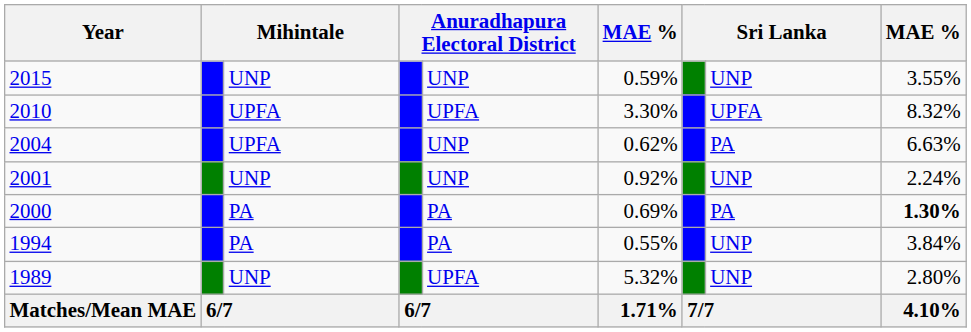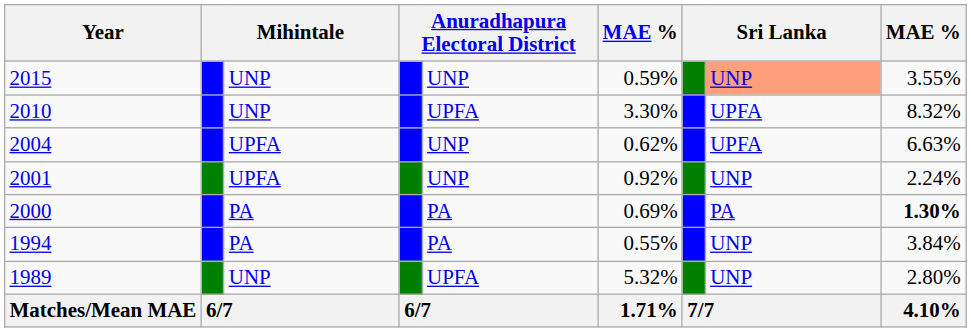(731, 77) no background -> (731, 77) lightsalmon background
(255, 111) UPFA -> (250, 111) UNP
(723, 144) PA -> (736, 144) UPFA
(250, 177) UNP -> (255, 177) UPFA
